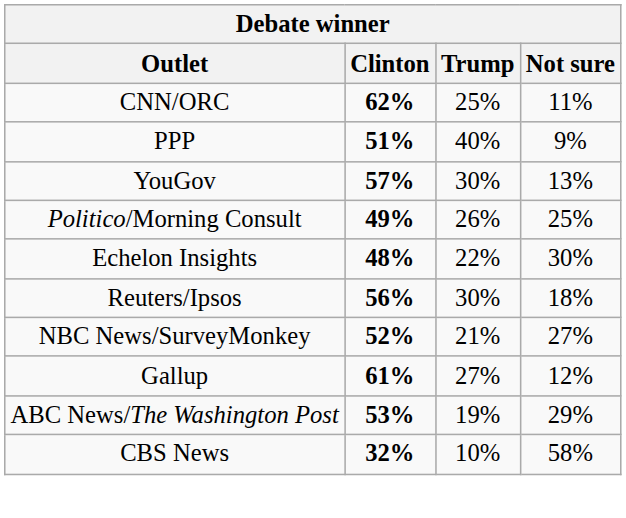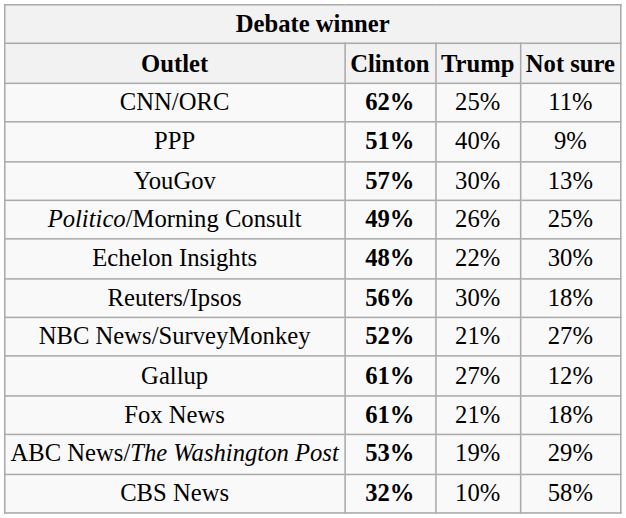+ row: (175, 414)
